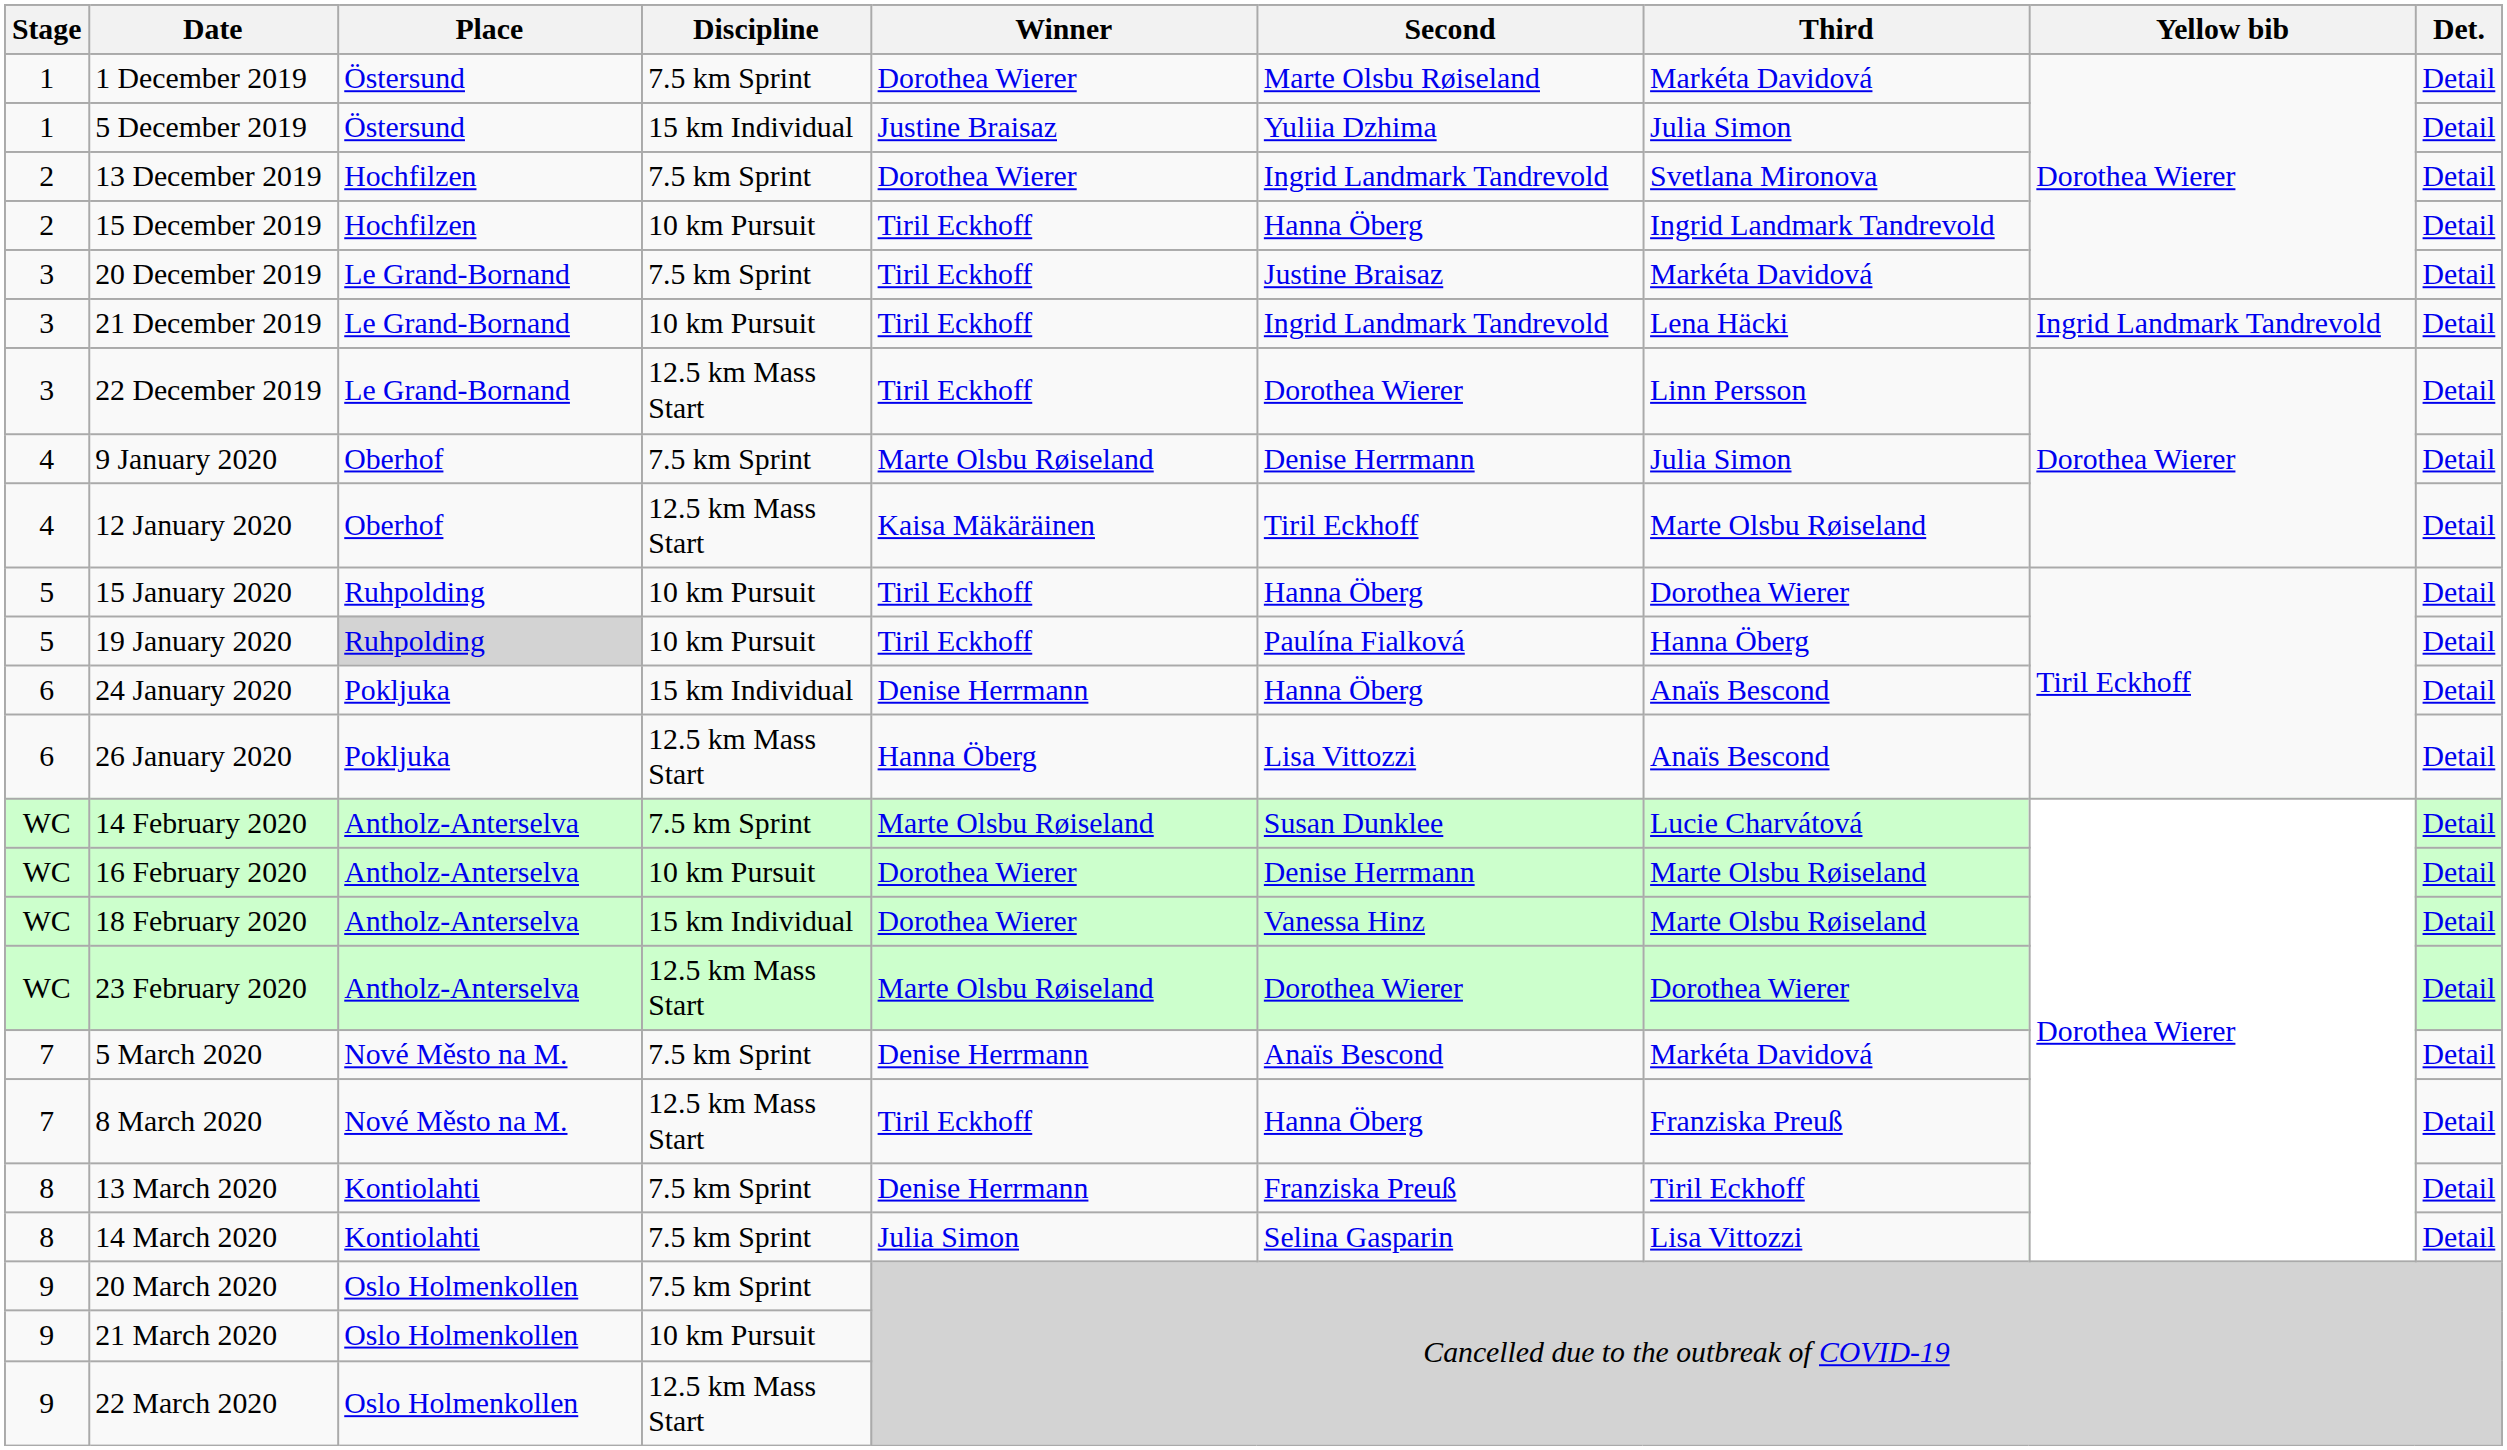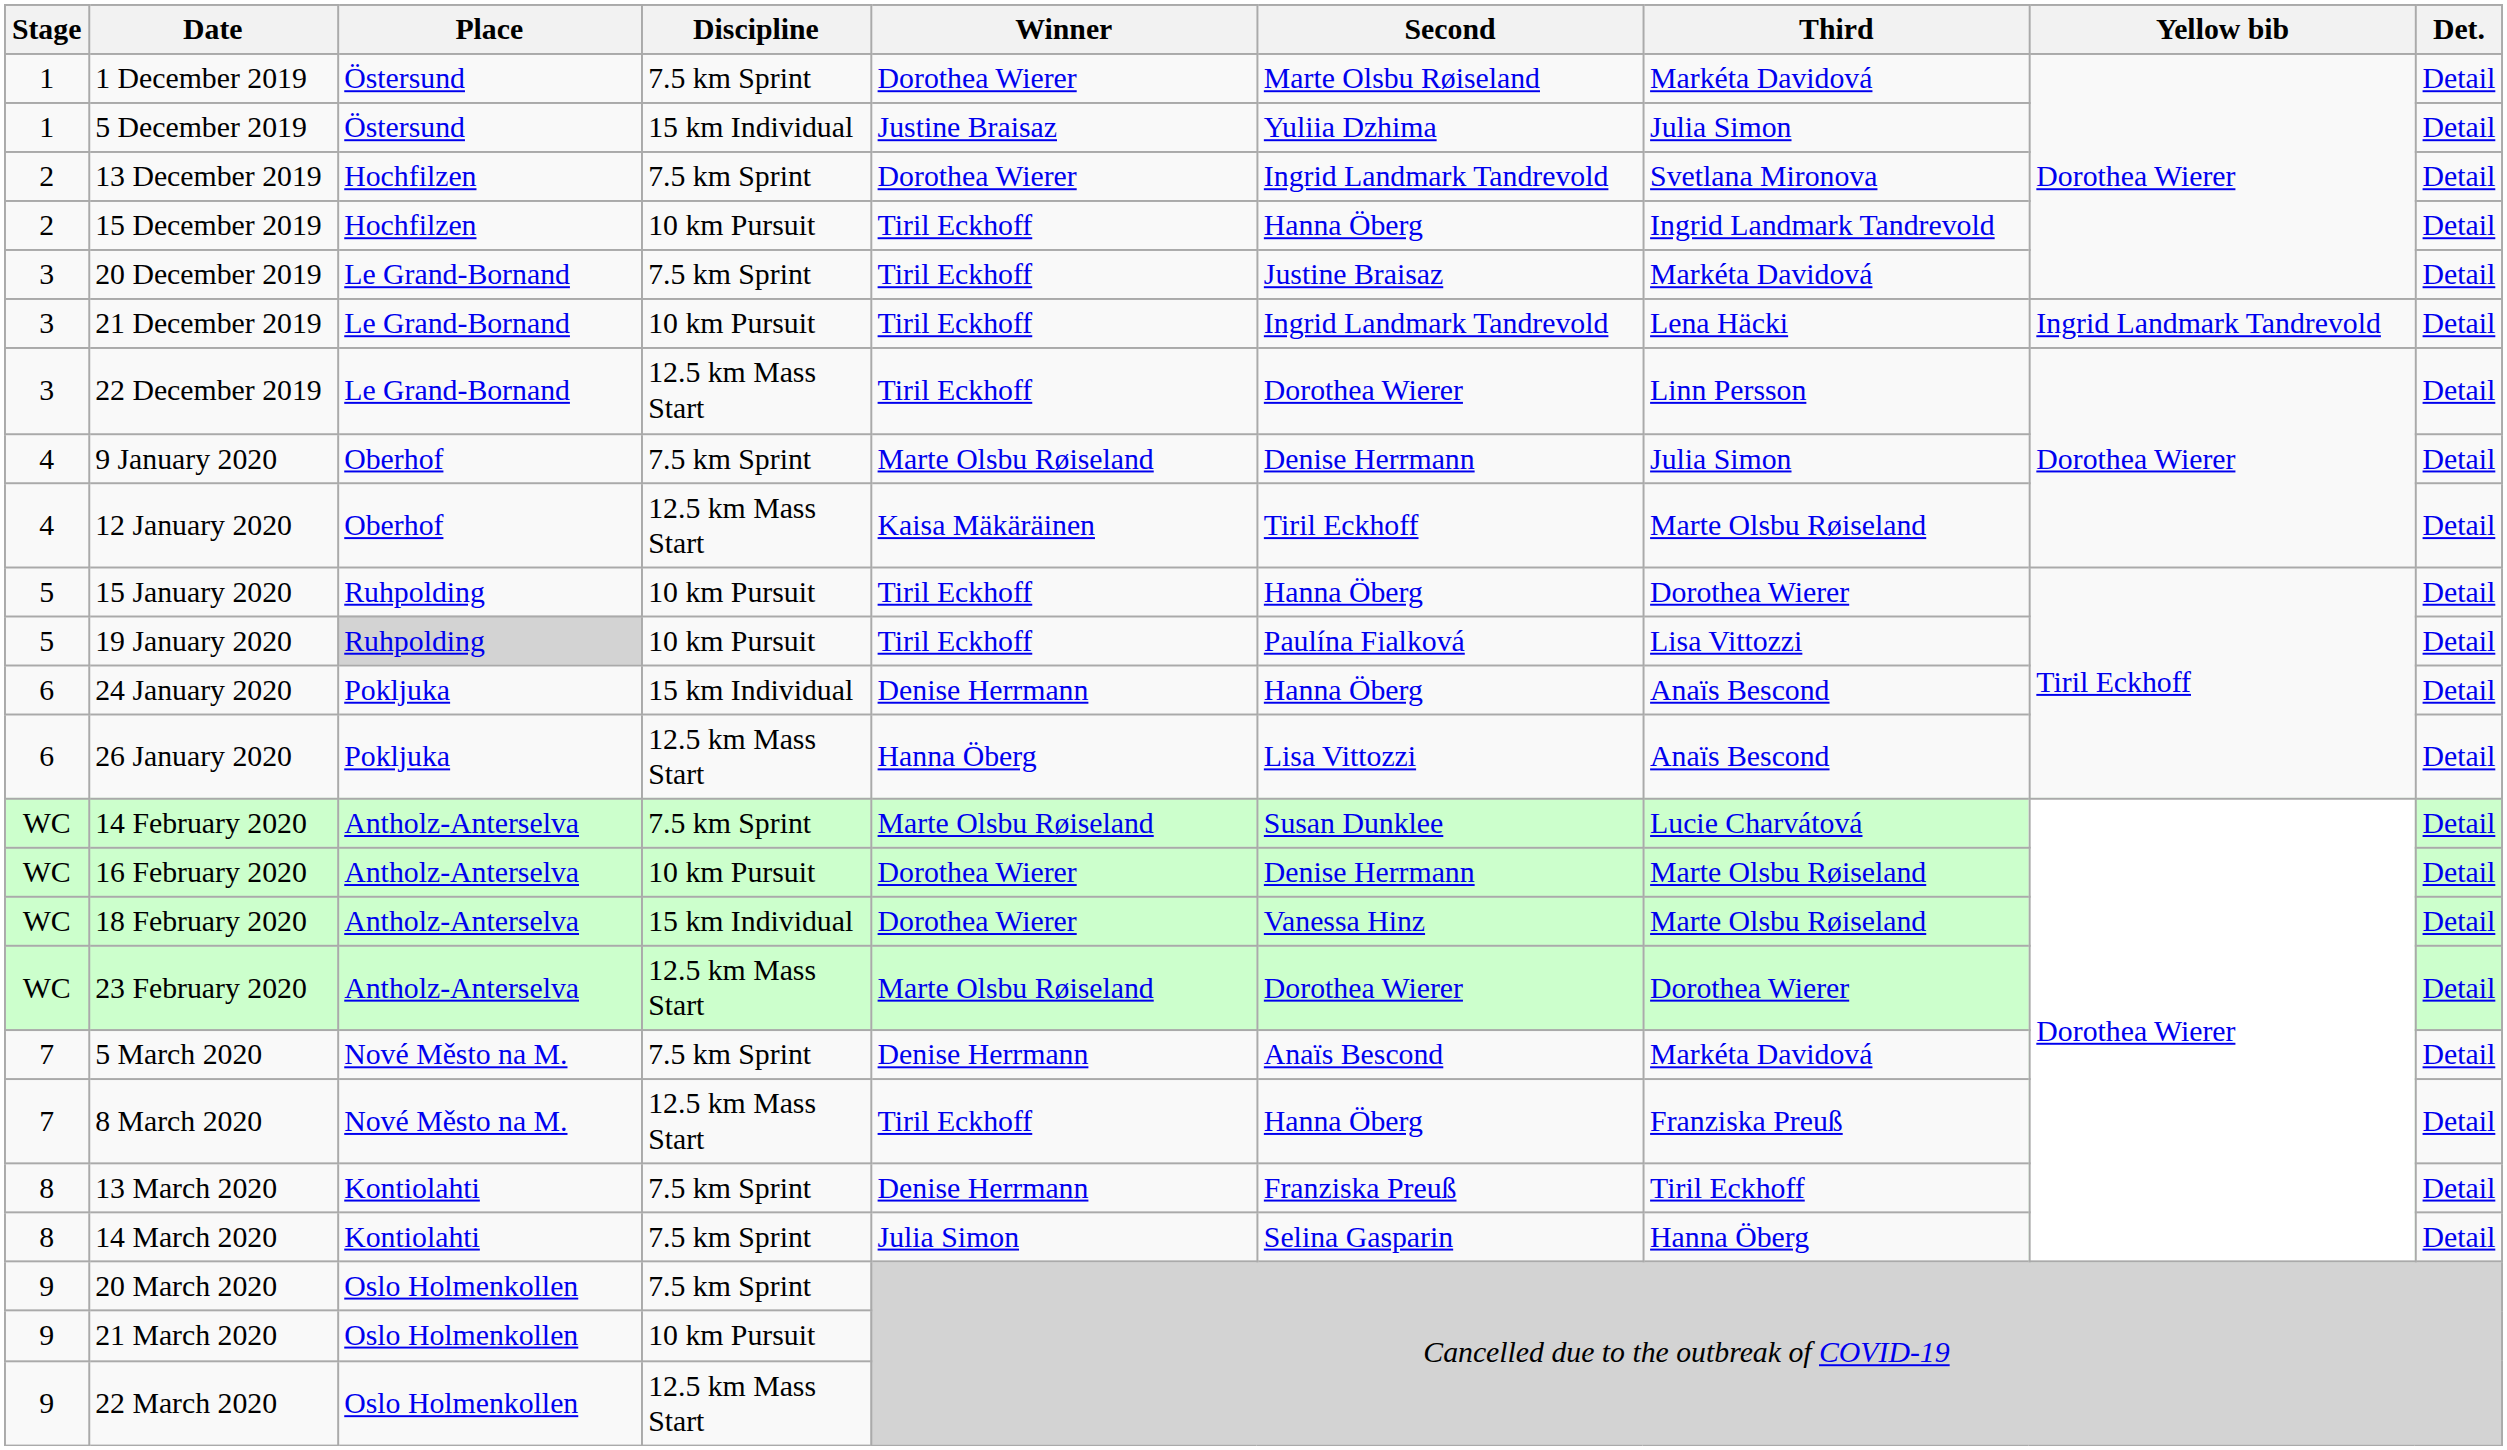(1730, 640) Hanna Öberg -> (1726, 640) Lisa Vittozzi
(1726, 1237) Lisa Vittozzi -> (1730, 1237) Hanna Öberg
